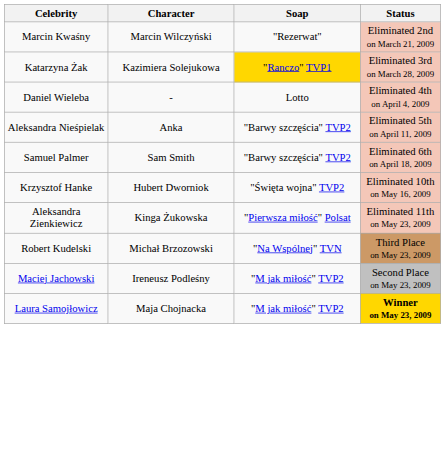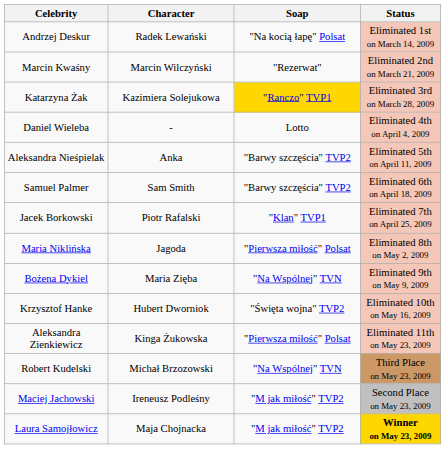+ row: (56, 37)
+ row: (56, 217)
+ row: (56, 248)
+ row: (56, 278)
